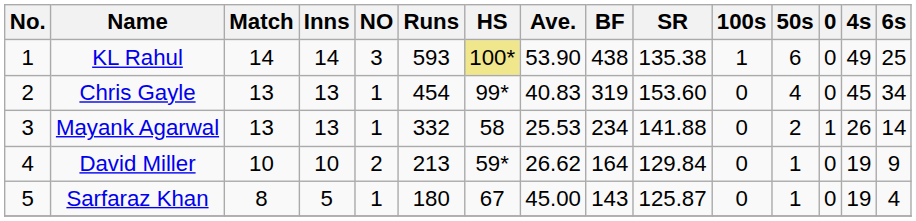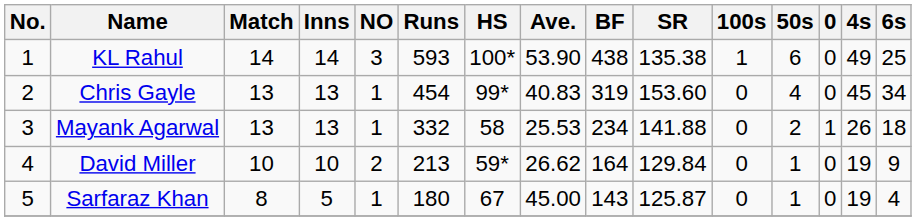(492, 57) khaki background -> (492, 57) no background
(894, 127) 14 -> (894, 127) 18
